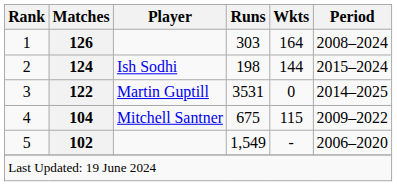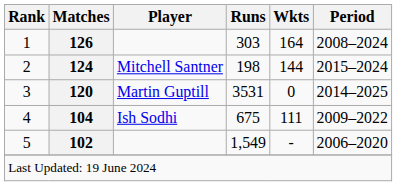(147, 67) Ish Sodhi -> (170, 67) Mitchell Santner
(81, 92) 122 -> (81, 92) 120
(170, 117) Mitchell Santner -> (147, 117) Ish Sodhi
(291, 117) 115 -> (291, 117) 111
